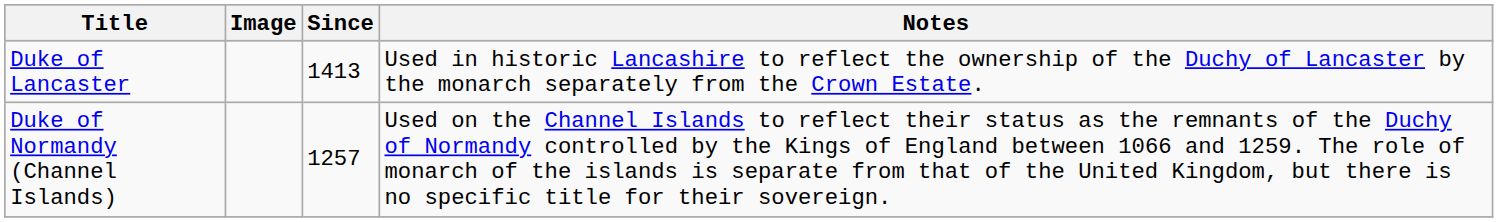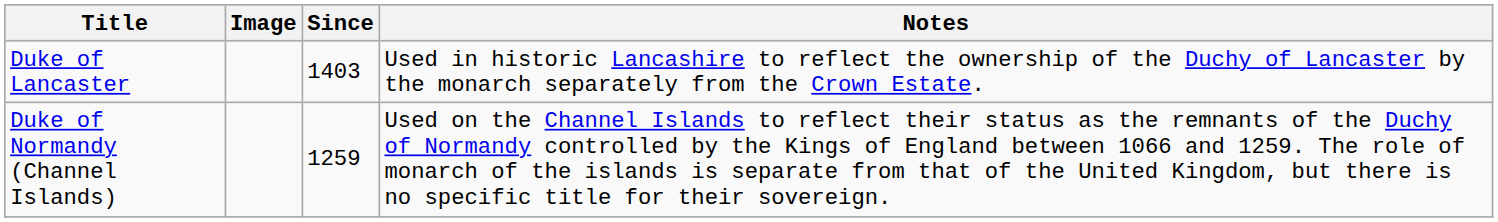(334, 72) 1413 -> (334, 72) 1403
(334, 160) 1257 -> (334, 160) 1259
